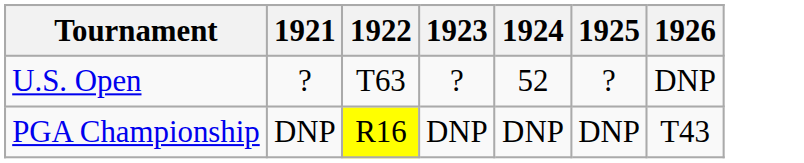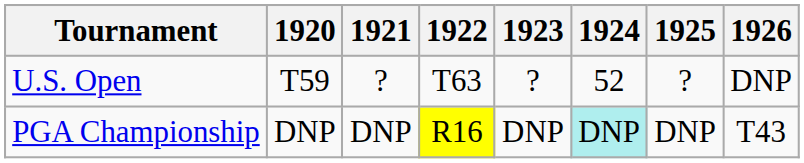+ column: (305, 30)
(533, 131) no background -> (609, 131) paleturquoise background
